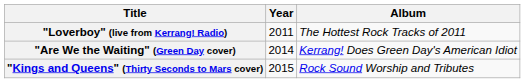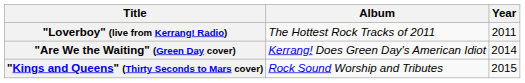columns swapped: (281, 13) <-> (408, 13)
